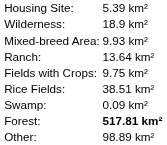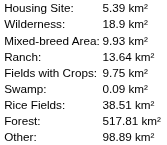rows swapped: (35, 89) <-> (25, 105)
(132, 121) bold -> (132, 121) normal
